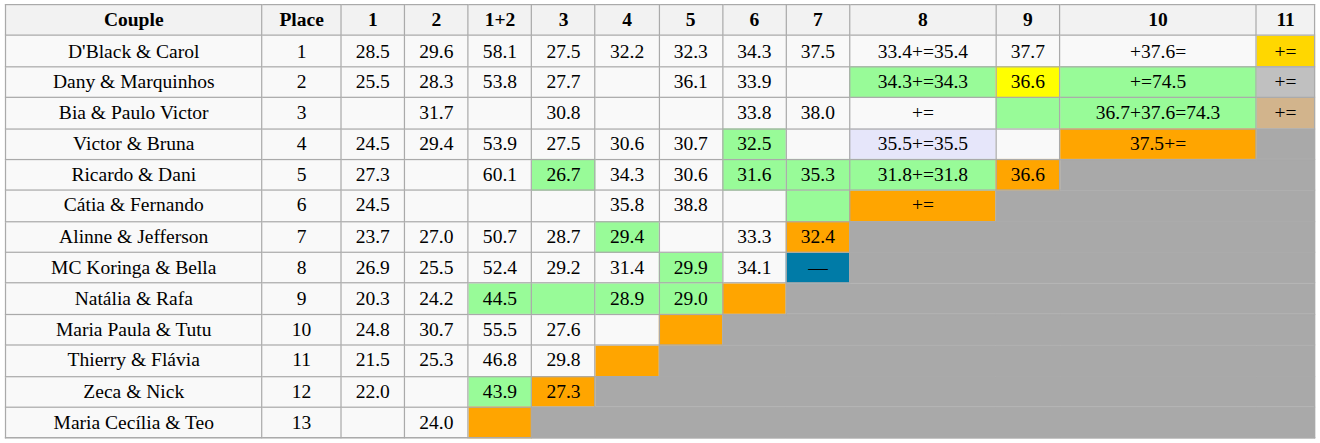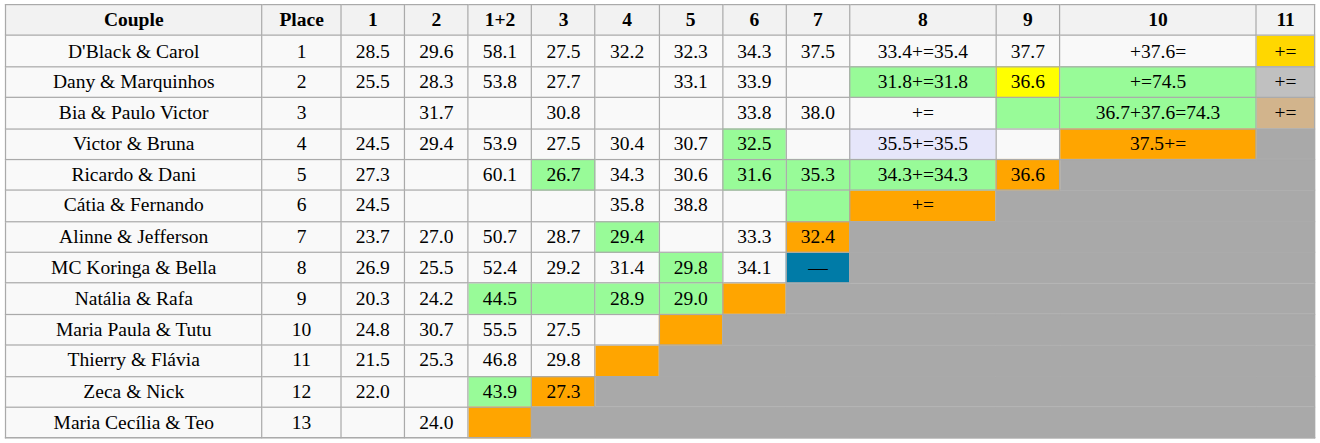(691, 81) 36.1 -> (691, 81) 33.1
(923, 81) 34.3+=34.3 -> (923, 81) 31.8+=31.8
(627, 143) 30.6 -> (627, 143) 30.4
(923, 174) 31.8+=31.8 -> (923, 174) 34.3+=34.3
(691, 267) 29.9 -> (691, 267) 29.8
(564, 329) 27.6 -> (564, 329) 27.5
